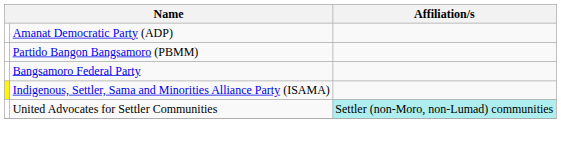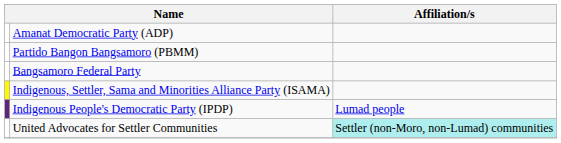+ row: (123, 109)
